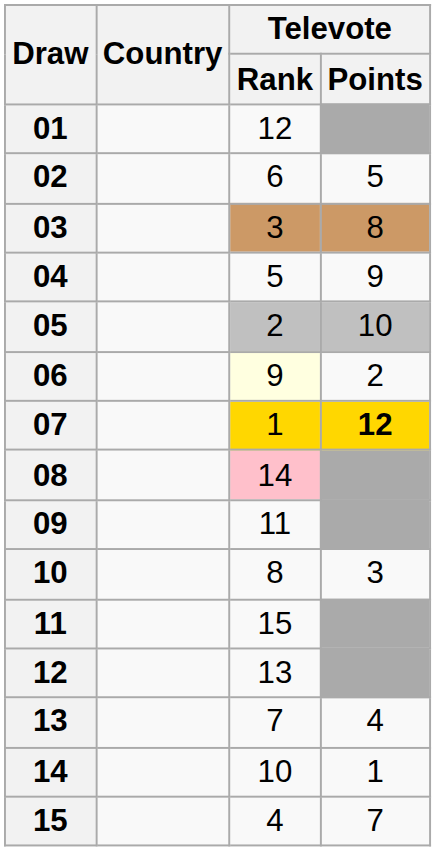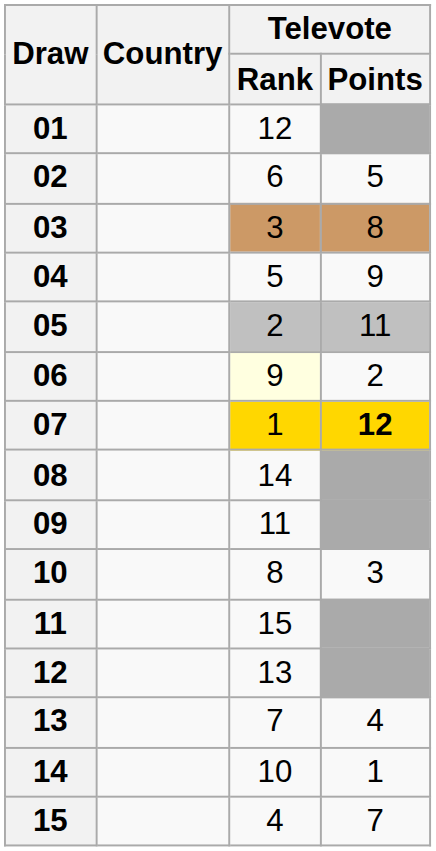(375, 326) 10 -> (375, 326) 11
(275, 474) pink background -> (275, 474) no background
